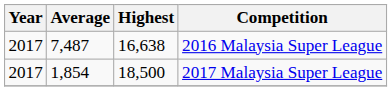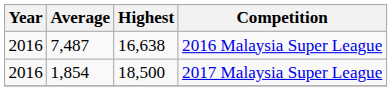(26, 45) 2017 -> (26, 45) 2016
(26, 72) 2017 -> (26, 72) 2016
